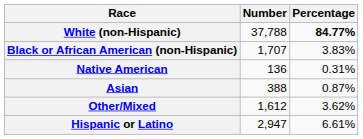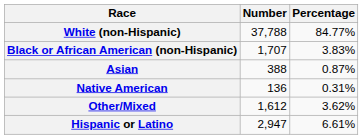(335, 32) bold -> (335, 32) normal
rows swapped: (122, 69) <-> (122, 87)
